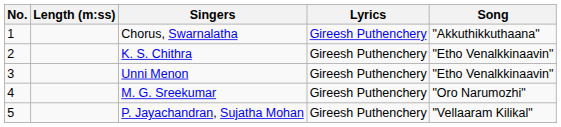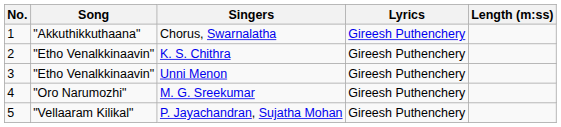columns swapped: (493, 14) <-> (74, 14)
